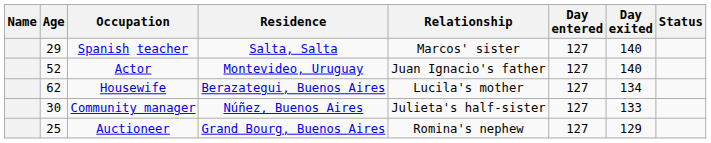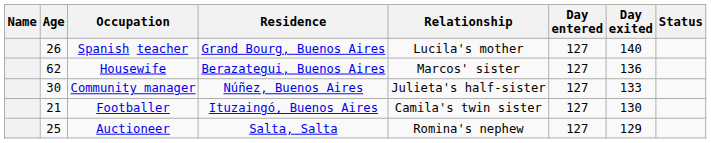(54, 48) 29 -> (54, 48) 26
(293, 48) Salta, Salta -> (293, 48) Grand Bourg, Buenos Aires
(468, 48) Marcos' sister -> (468, 48) Lucila's mother
- row: (133, 68)
(468, 88) Lucila's mother -> (468, 68) Marcos' sister
(631, 88) 134 -> (631, 68) 136
+ row: (133, 108)
(293, 128) Grand Bourg, Buenos Aires -> (293, 128) Salta, Salta
